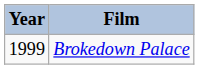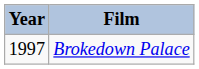(27, 49) 1999 -> (27, 49) 1997
